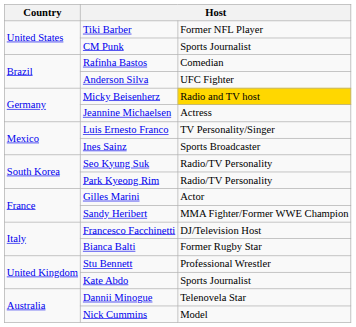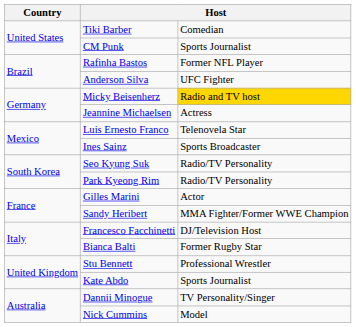(222, 29) Former NFL Player -> (202, 29) Comedian
(202, 63) Comedian -> (222, 63) Former NFL Player
(227, 130) TV Personality/Singer -> (213, 130) Telenovela Star
(213, 297) Telenovela Star -> (227, 297) TV Personality/Singer
